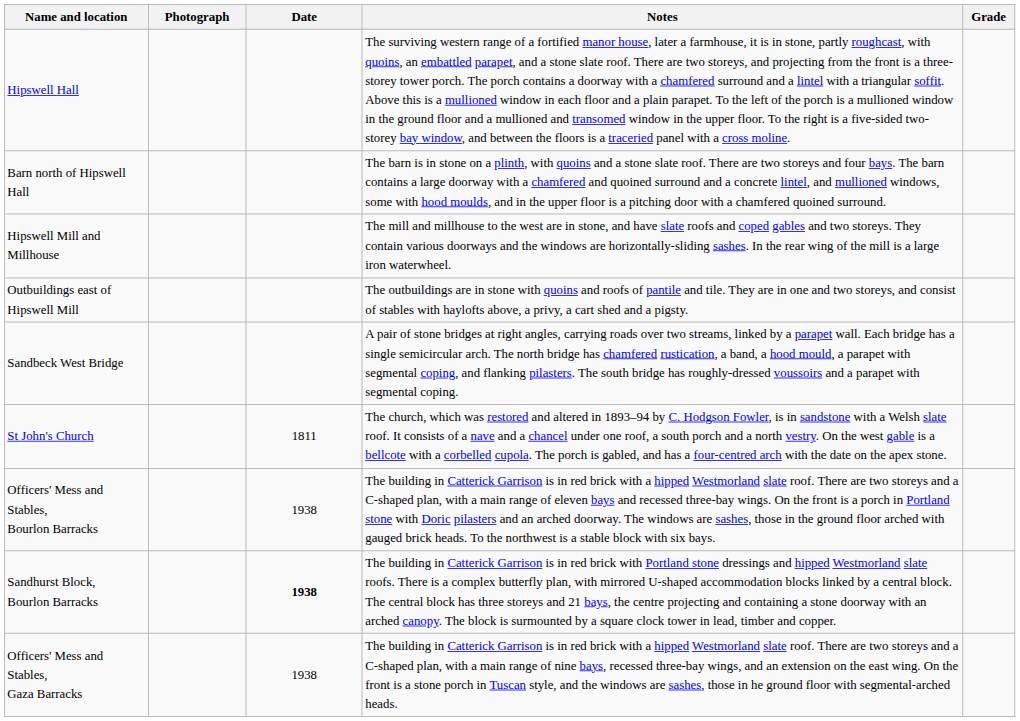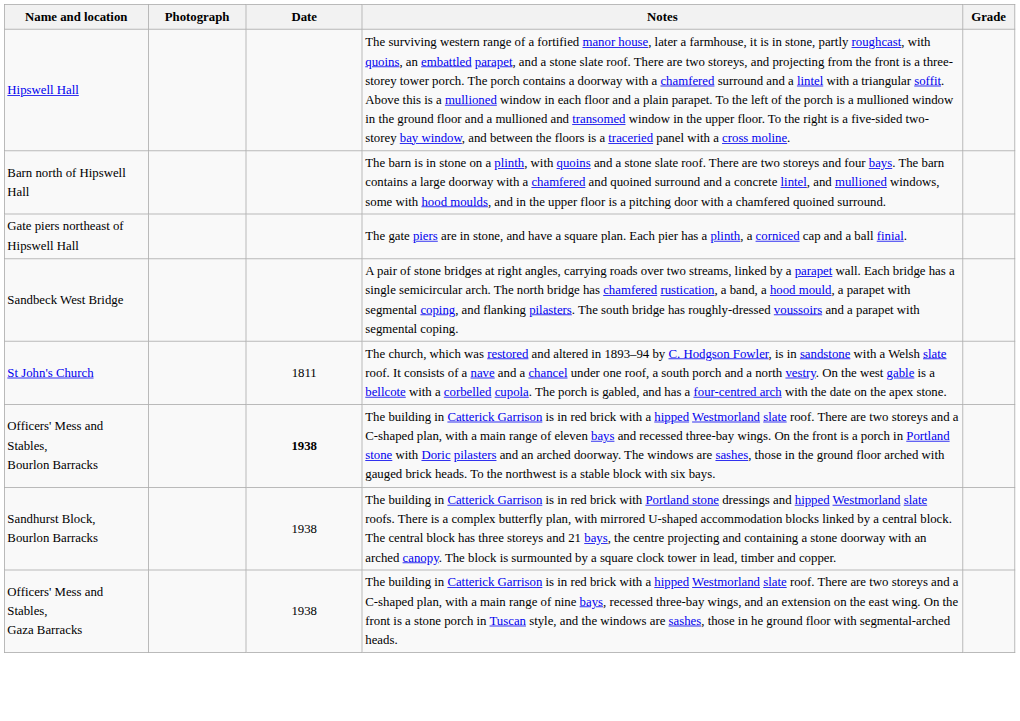+ row: (65, 236)
- row: (54, 245)
- row: (59, 299)
(304, 509) normal -> (304, 446) bold
(304, 592) bold -> (304, 528) normal
